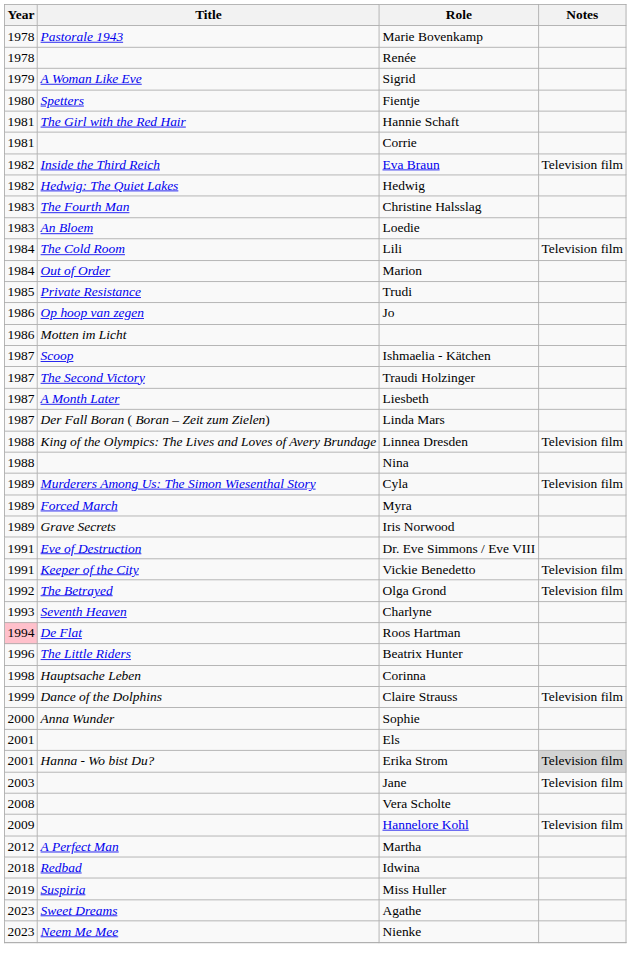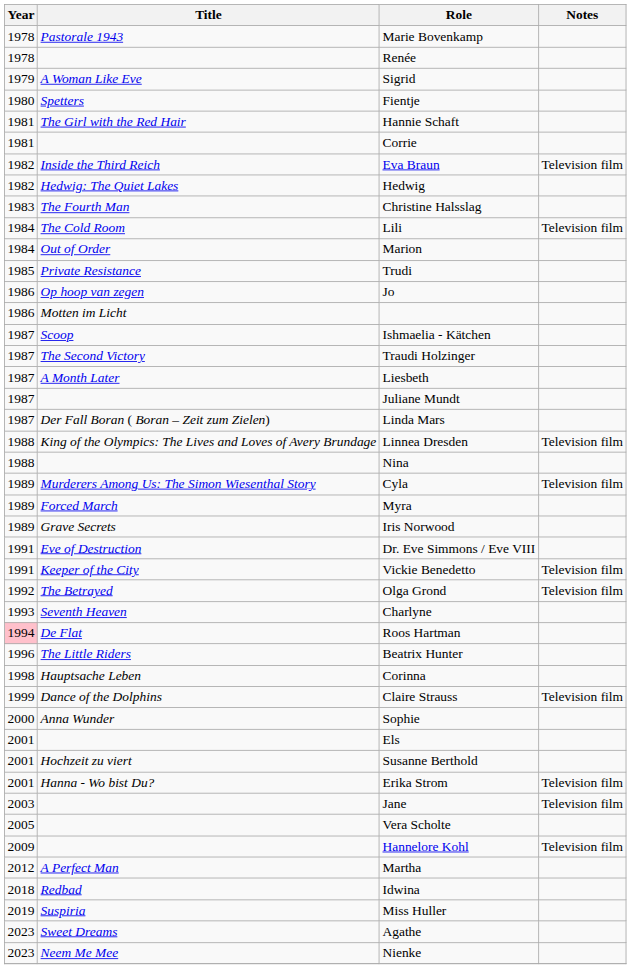- row: (67, 228)
+ row: (208, 399)
+ row: (86, 761)
(582, 761) lightgrey background -> (582, 782) no background
(21, 803) 2008 -> (21, 825) 2005
